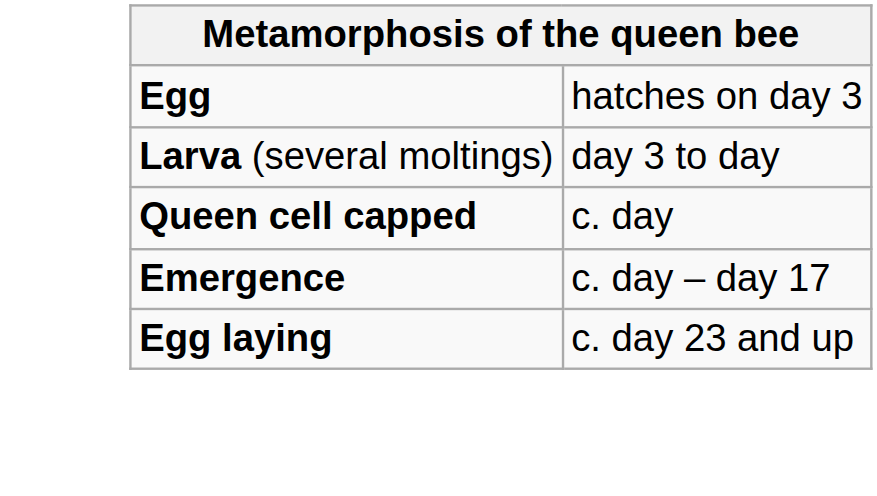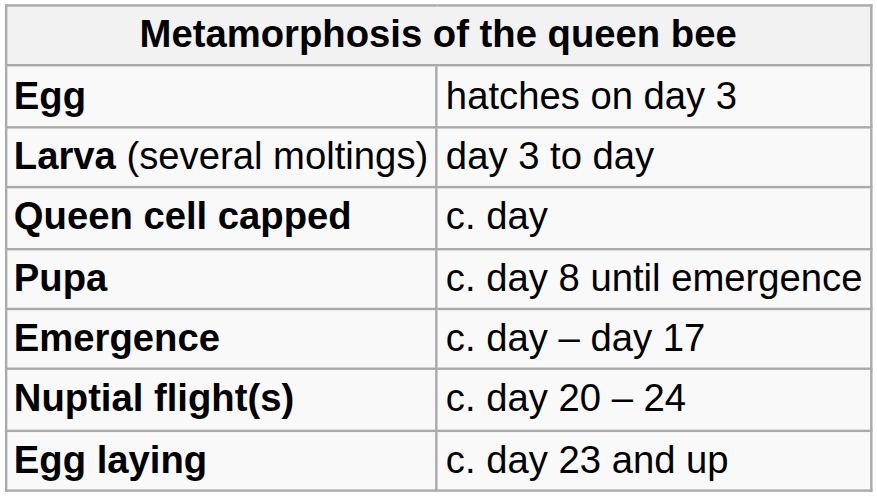+ row: (61, 277)
+ row: (154, 398)
